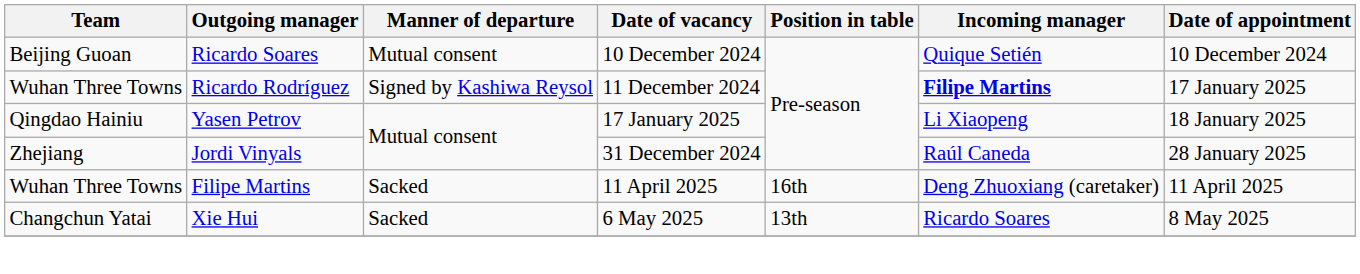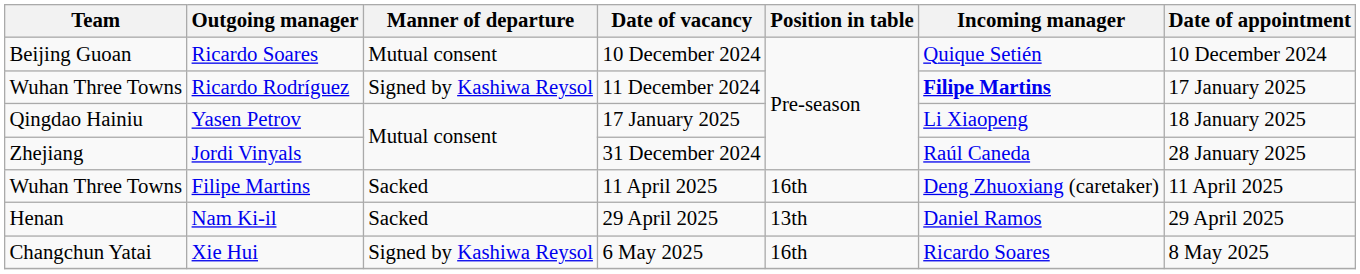+ row: (234, 218)
(398, 218) Sacked -> (481, 251) Signed by Kashiwa Reysol
(789, 218) 13th -> (789, 251) 16th
